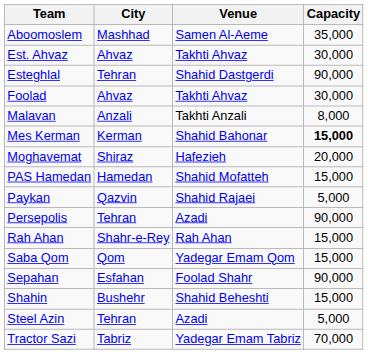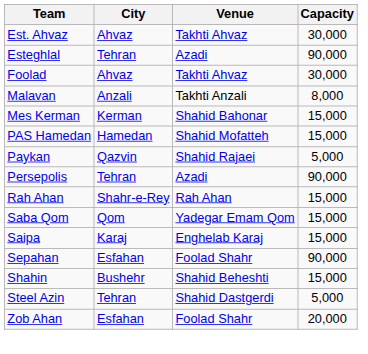- row: (45, 34)
(225, 75) Shahid Dastgerdi -> (191, 55) Azadi
(333, 136) bold -> (327, 116) normal
- row: (44, 156)
+ row: (24, 237)
(191, 319) Azadi -> (225, 298) Shahid Dastgerdi
- row: (42, 339)
+ row: (35, 319)
